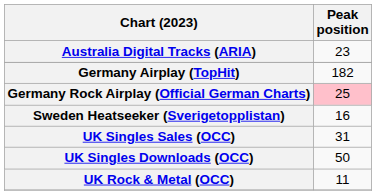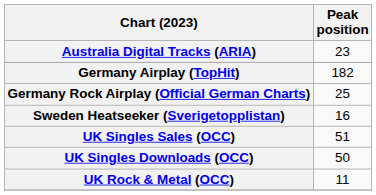(343, 94) pink background -> (343, 94) no background
(343, 136) 31 -> (343, 136) 51
